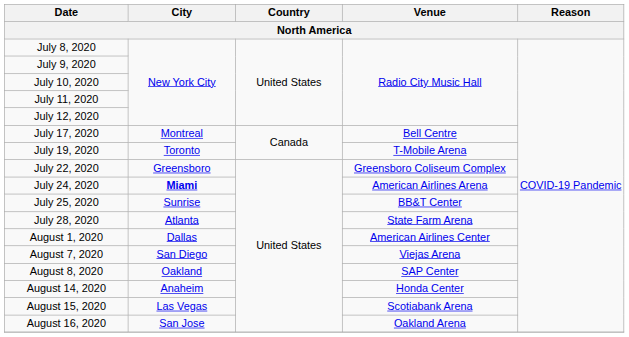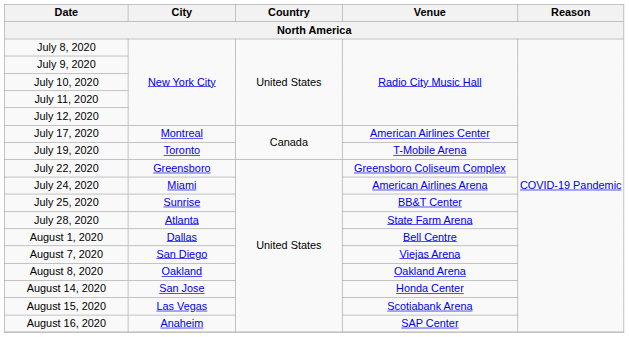(430, 133) Bell Centre -> (430, 133) American Airlines Center
(182, 185) bold -> (182, 185) normal
(430, 237) American Airlines Center -> (430, 237) Bell Centre
(430, 271) SAP Center -> (430, 271) Oakland Arena
(182, 289) Anaheim -> (182, 289) San Jose
(182, 323) San Jose -> (182, 323) Anaheim
(430, 323) Oakland Arena -> (430, 323) SAP Center
